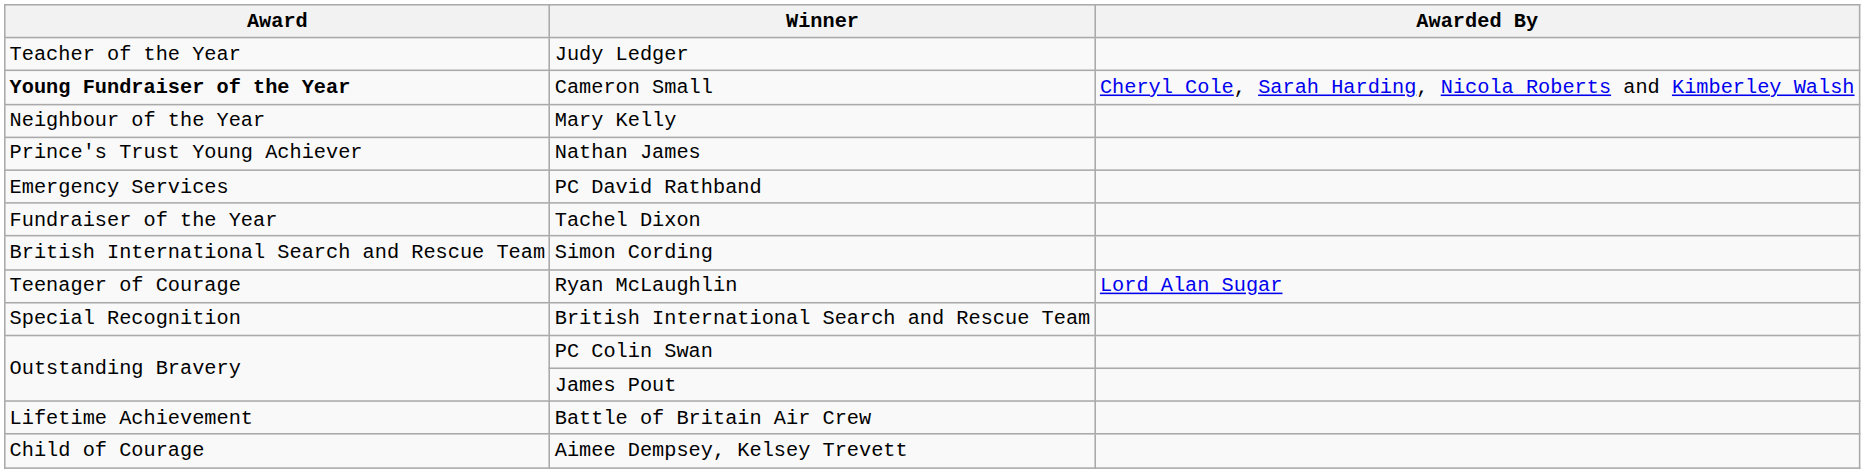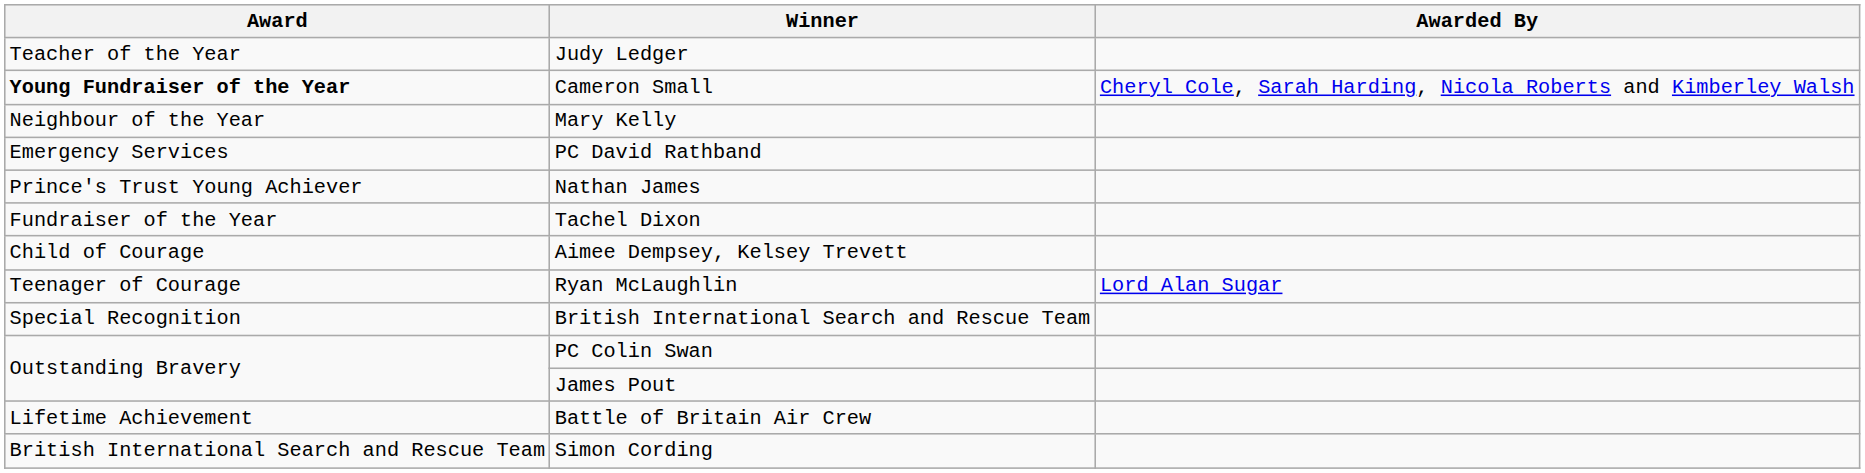rows swapped: (628, 154) <-> (658, 187)
rows swapped: (731, 451) <-> (634, 253)
